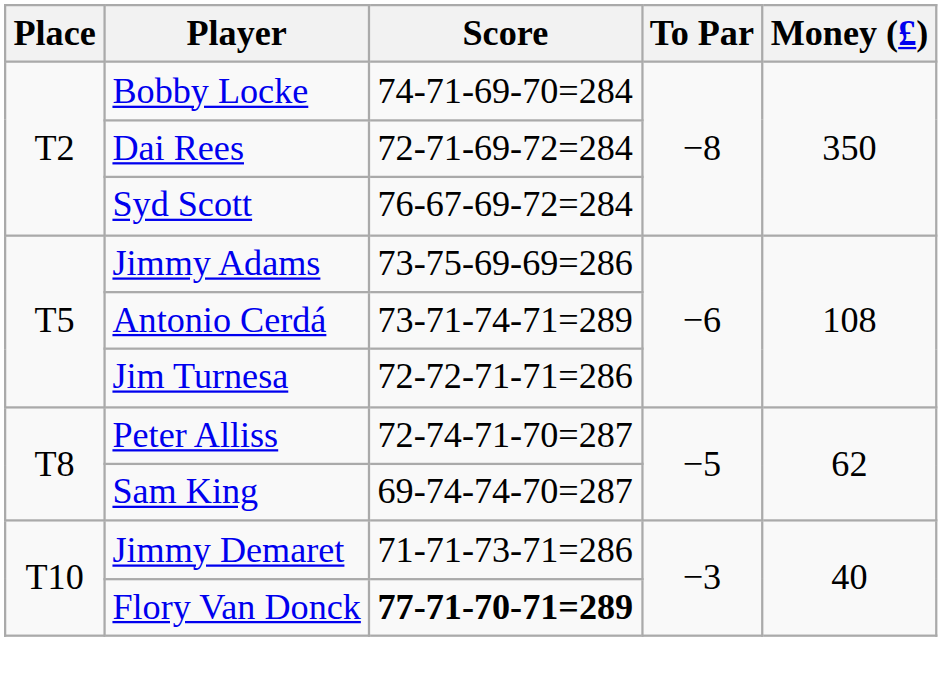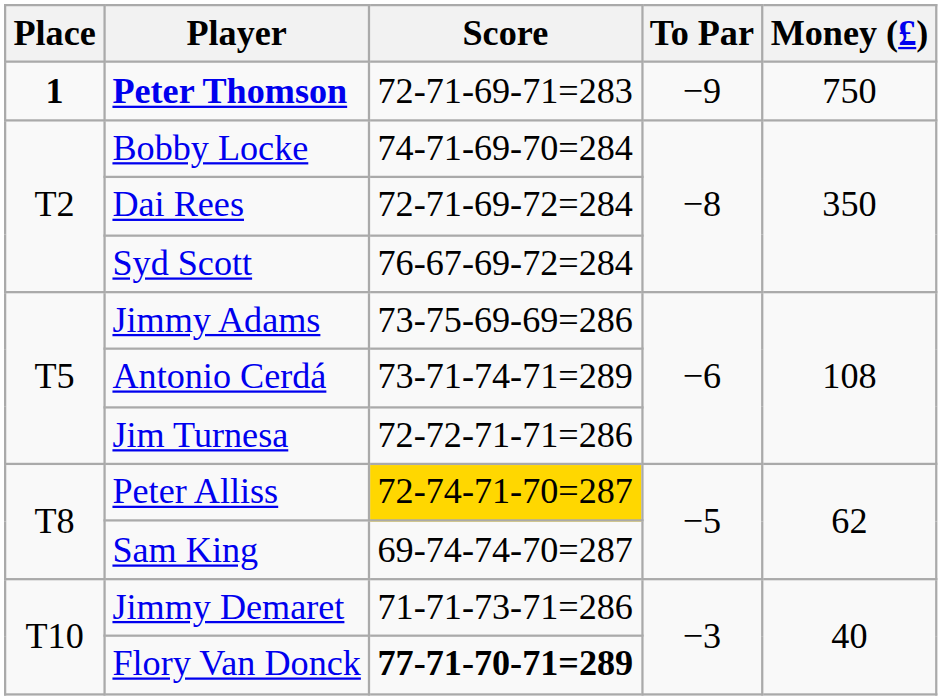+ row: (230, 90)
(505, 434) no background -> (505, 491) gold background
